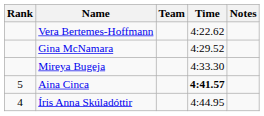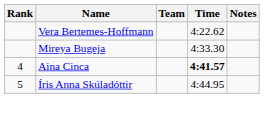- row: (76, 48)
(20, 84) 5 -> (20, 66) 4
(20, 102) 4 -> (20, 84) 5
